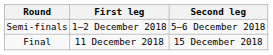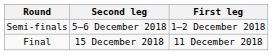columns swapped: (119, 12) <-> (218, 12)
